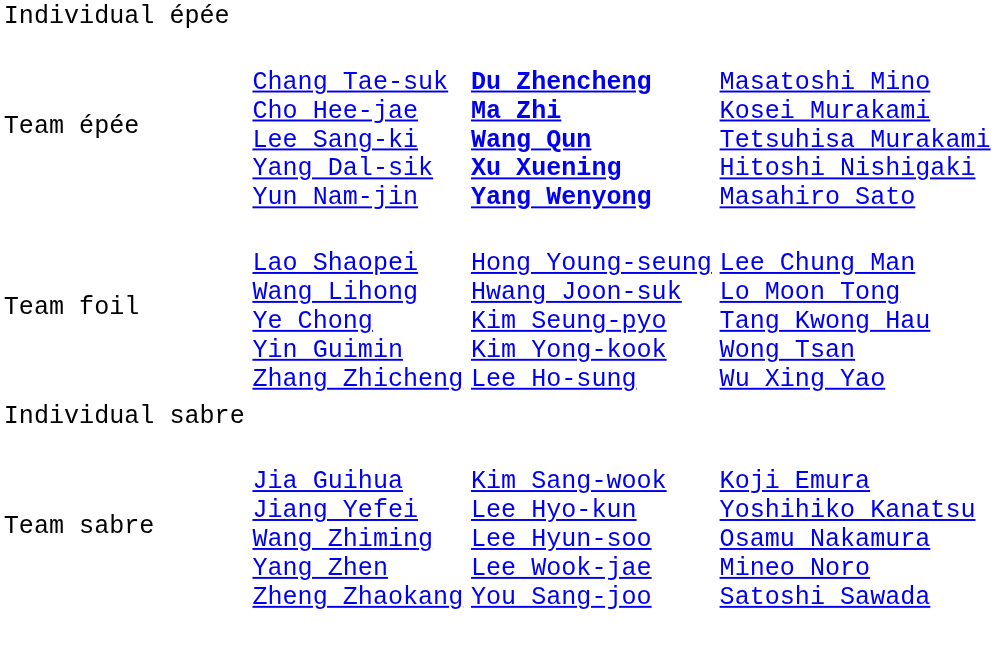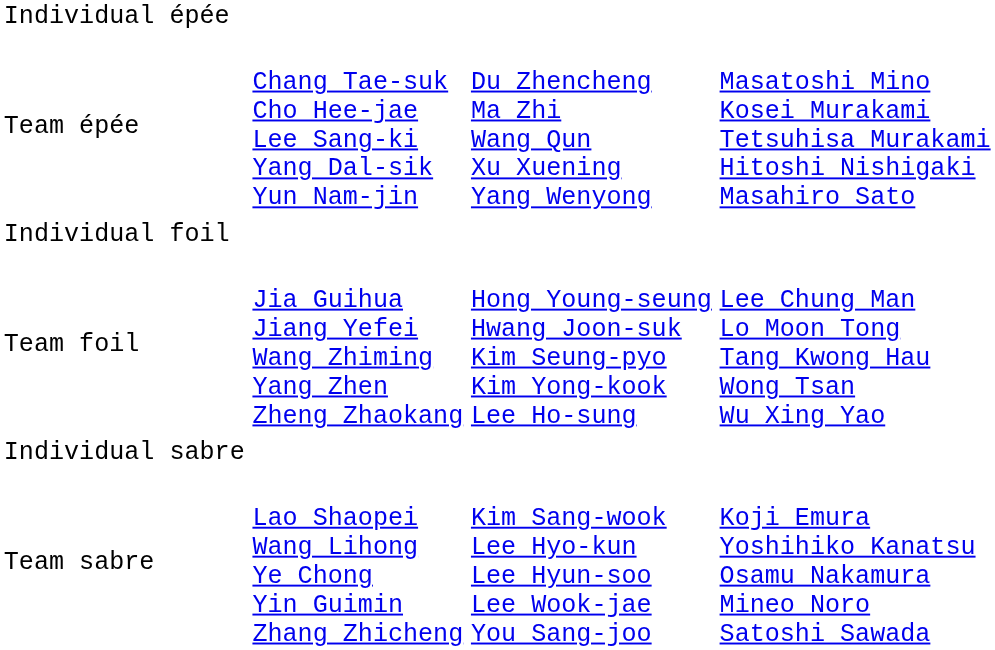(561, 140) bold -> (561, 140) normal
+ row: (117, 234)
(358, 321) Lao Shaopei Wang Lihong Ye Chong Yin Guimin Zhang Zhicheng -> (358, 358) Jia Guihua Jiang Yefei Wang Zhiming Yang Zhen Zheng Zhaokang
(358, 539) Jia Guihua Jiang Yefei Wang Zhiming Yang Zhen Zheng Zhaokang -> (358, 576) Lao Shaopei Wang Lihong Ye Chong Yin Guimin Zhang Zhicheng
